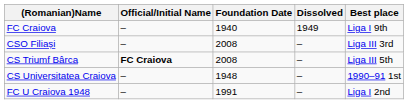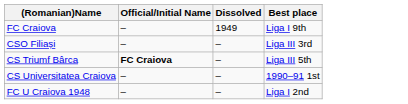- column: (254, 12)
